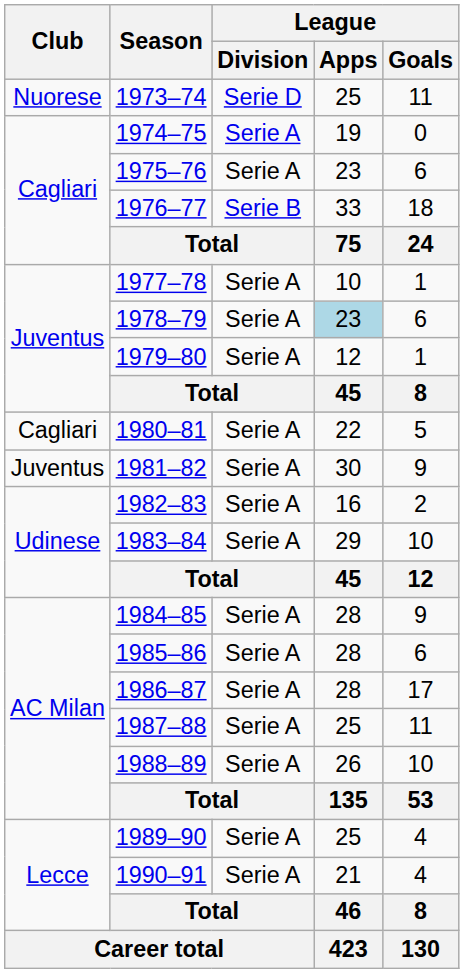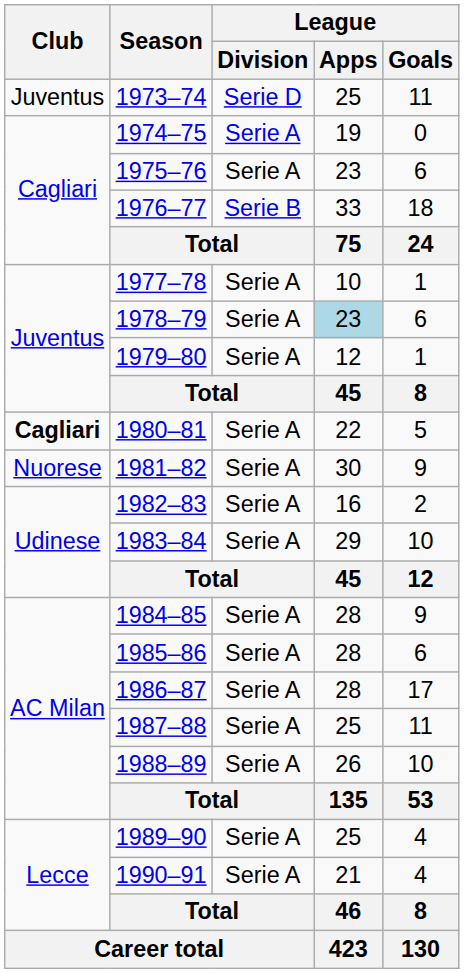(57, 97) Nuorese -> (57, 97) Juventus
(57, 430) normal -> (57, 430) bold
(57, 467) Juventus -> (57, 467) Nuorese
